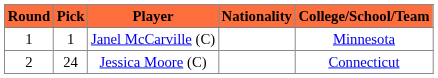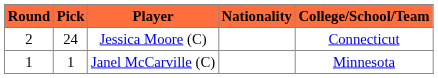rows swapped: (153, 38) <-> (153, 62)
